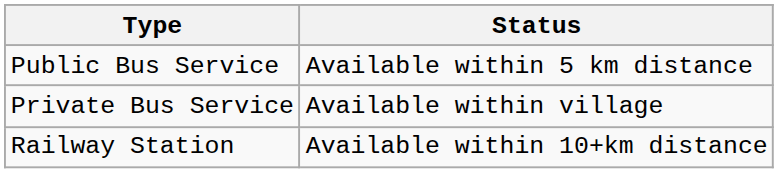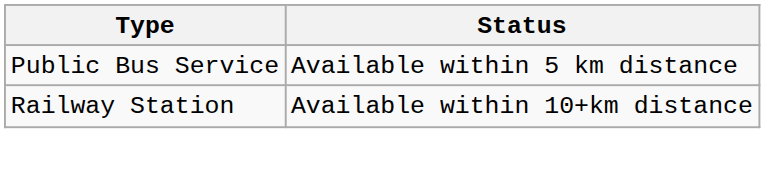- row: (152, 106)
